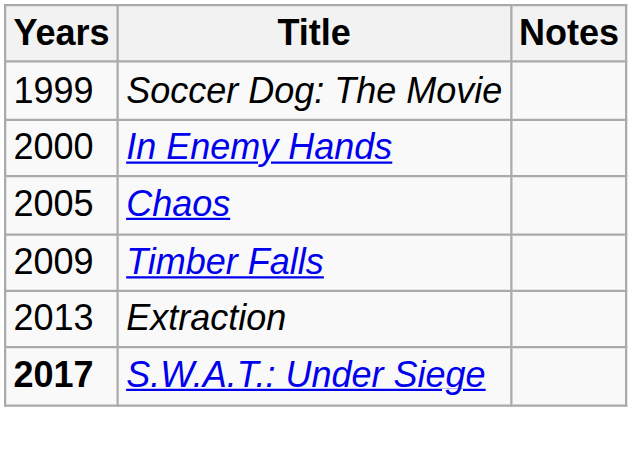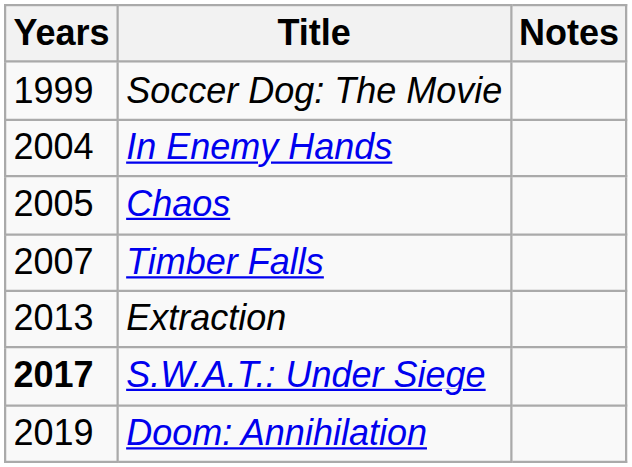(53, 147) 2000 -> (53, 147) 2004
(53, 261) 2009 -> (53, 261) 2007
+ row: (277, 432)
